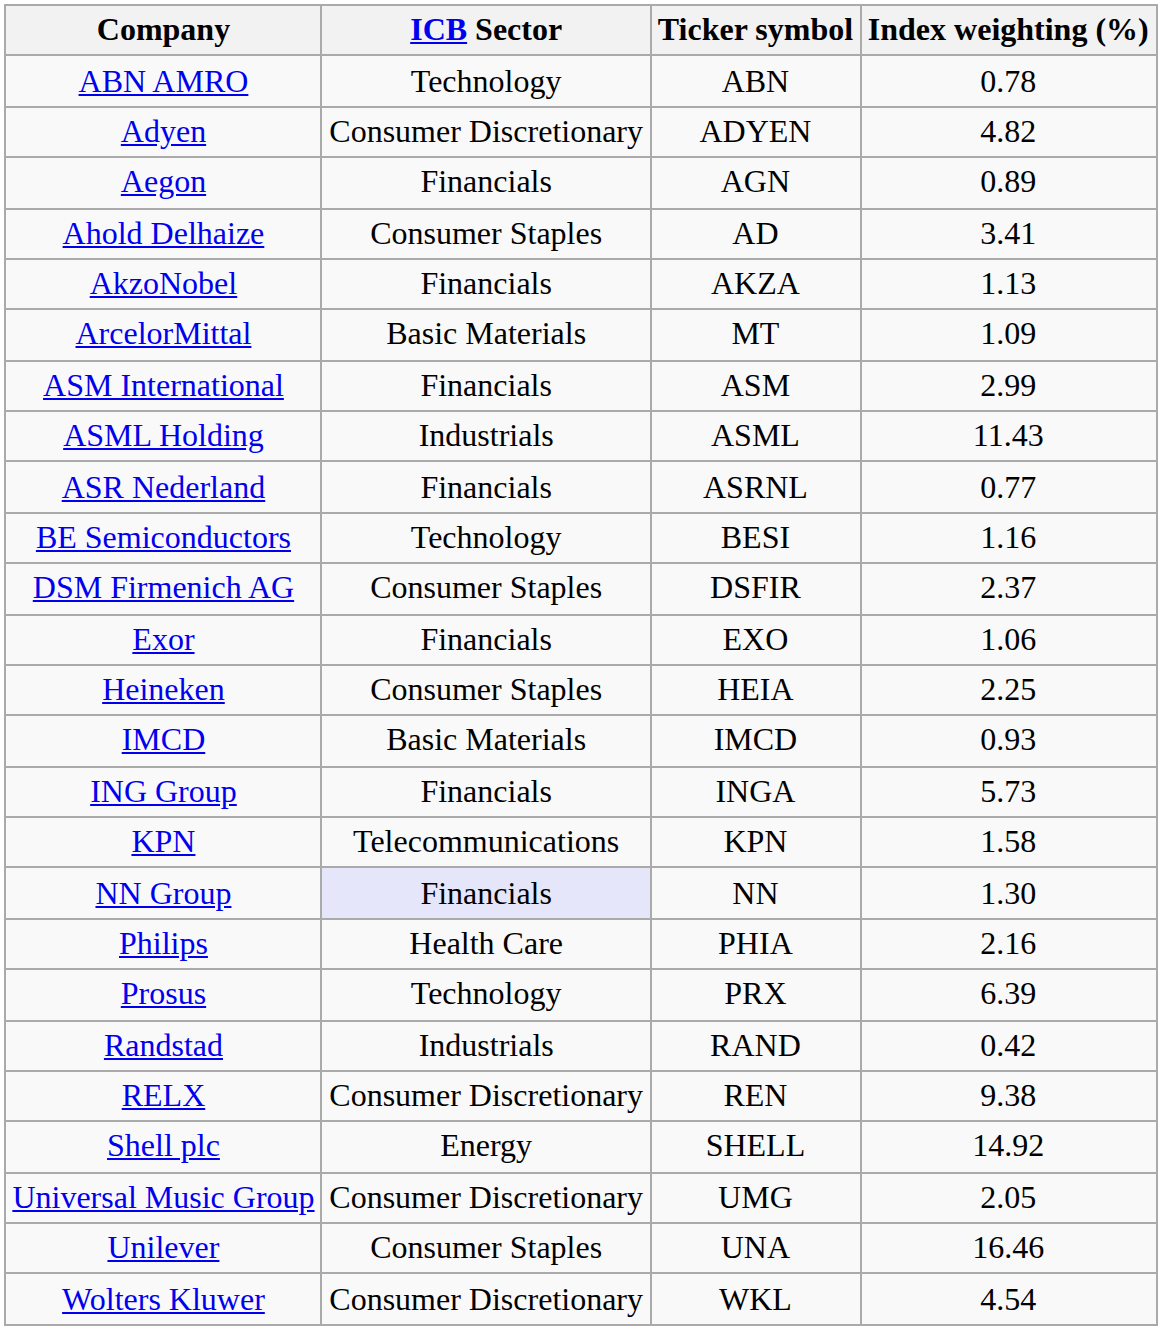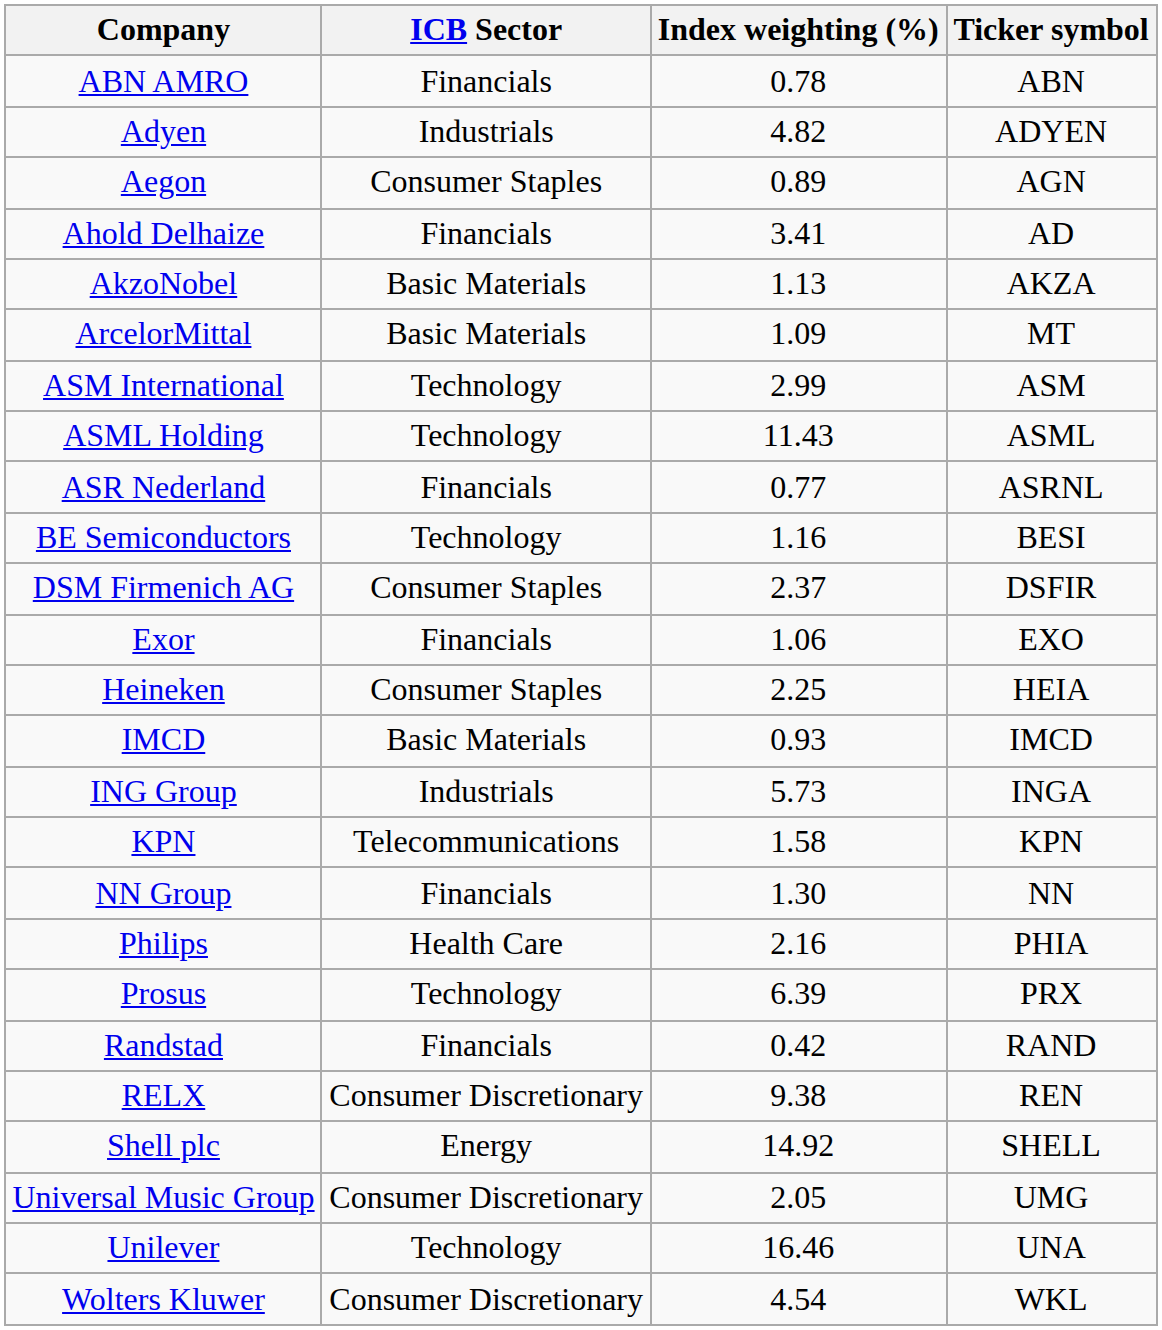columns swapped: (755, 29) <-> (1008, 29)
(486, 80) Technology -> (486, 80) Financials
(486, 131) Consumer Discretionary -> (486, 131) Industrials
(486, 182) Financials -> (486, 182) Consumer Staples
(486, 232) Consumer Staples -> (486, 232) Financials
(486, 283) Financials -> (486, 283) Basic Materials
(486, 385) Financials -> (486, 385) Technology
(486, 435) Industrials -> (486, 435) Technology
(486, 791) Financials -> (486, 791) Industrials
(486, 892) lavender background -> (486, 892) no background
(486, 1044) Industrials -> (486, 1044) Financials
(486, 1247) Consumer Staples -> (486, 1247) Technology
